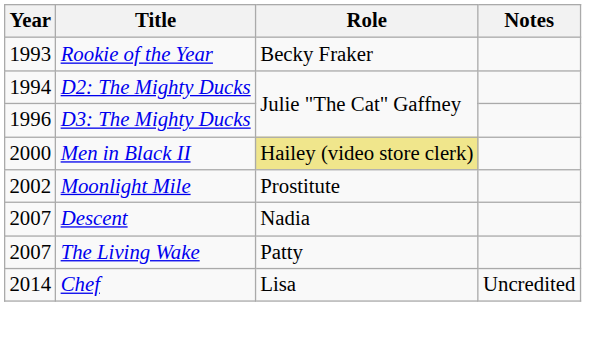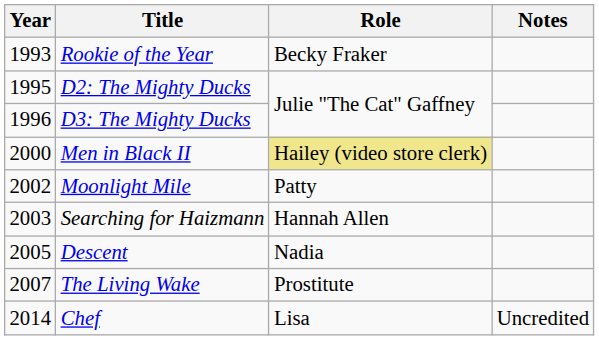(30, 86) 1994 -> (30, 86) 1995
(300, 185) Prostitute -> (295, 185) Patty
+ row: (163, 218)
(30, 218) 2007 -> (30, 251) 2005
(282, 251) Patty -> (314, 284) Prostitute
